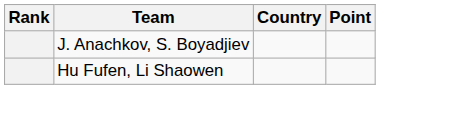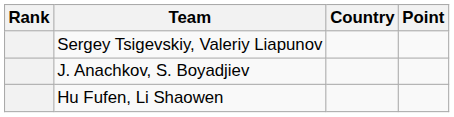+ row: (190, 44)
